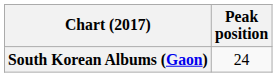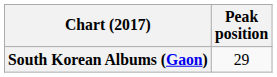(242, 59) 24 -> (242, 59) 29
